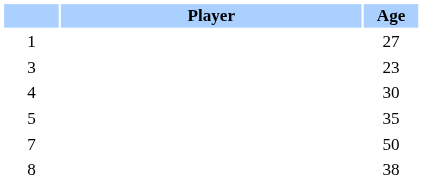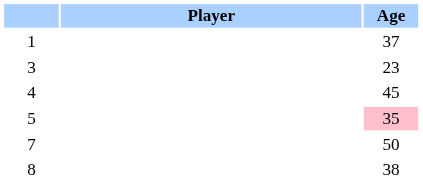(391, 41) 27 -> (391, 41) 37
(391, 92) 30 -> (391, 92) 45
(391, 118) no background -> (391, 118) pink background
